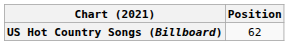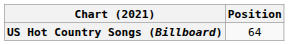(255, 32) 62 -> (255, 32) 64
